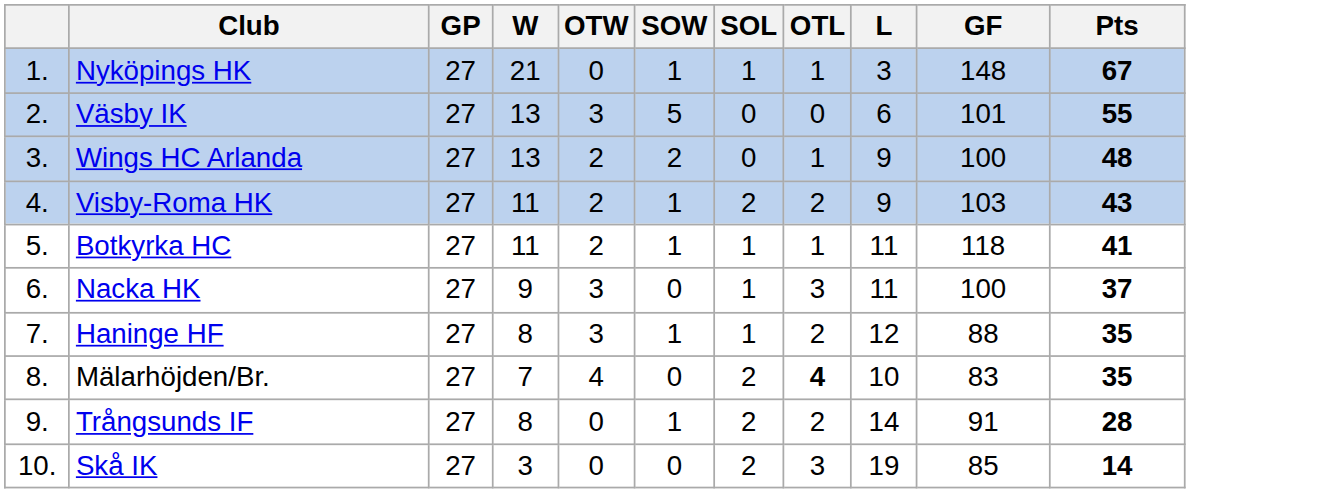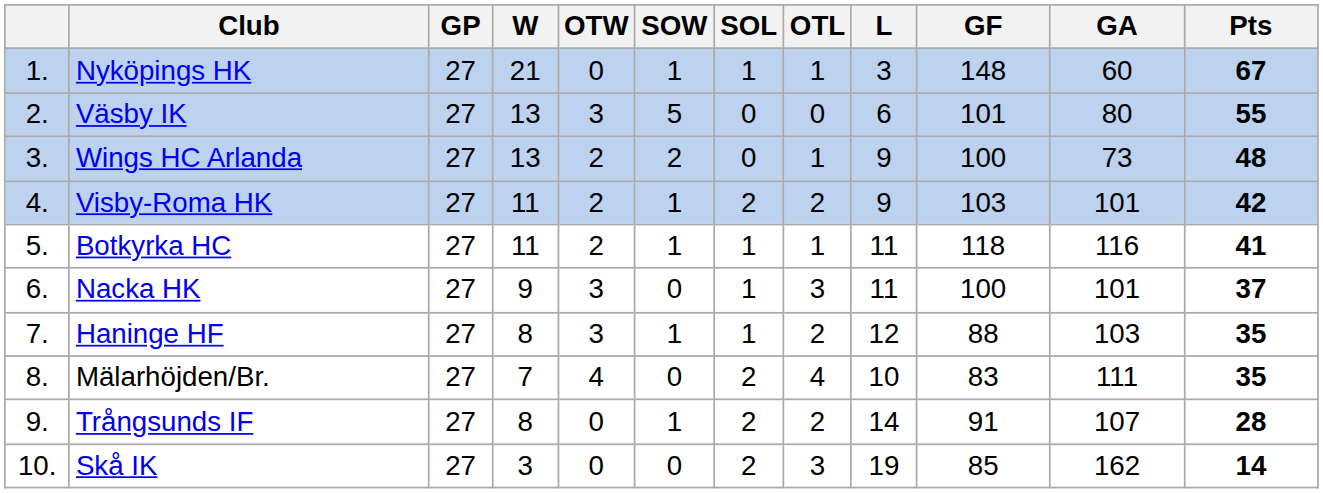+ column: (1117, 26)
(1117, 202) 43 -> (1251, 202) 42
(818, 377) bold -> (818, 377) normal
